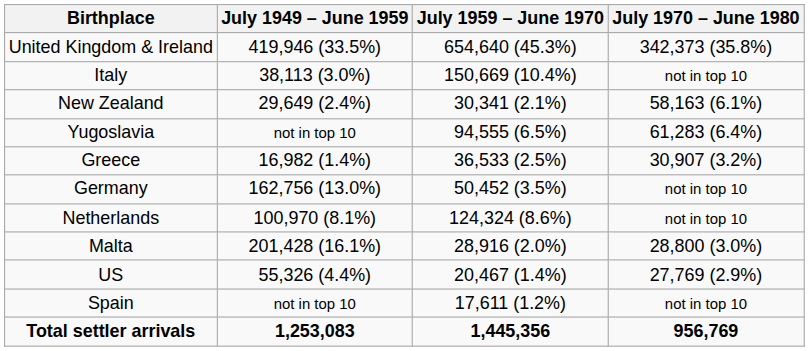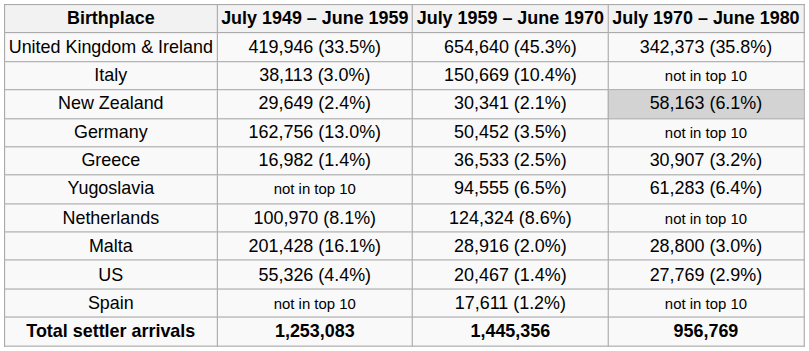(706, 103) no background -> (706, 103) lightgrey background
rows swapped: (111, 189) <-> (111, 132)
